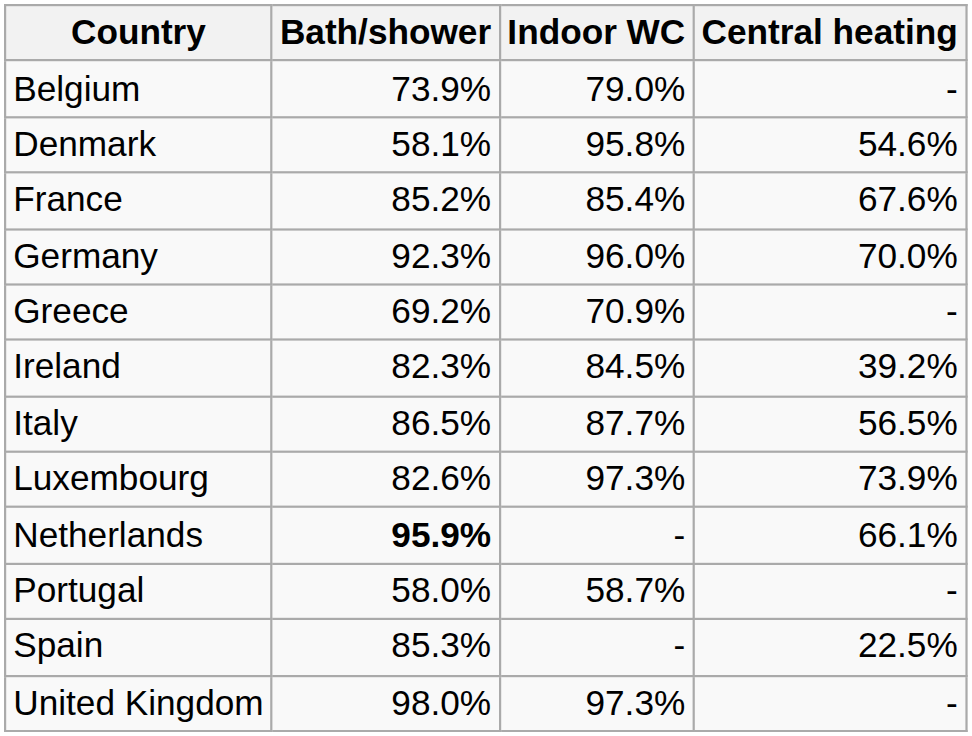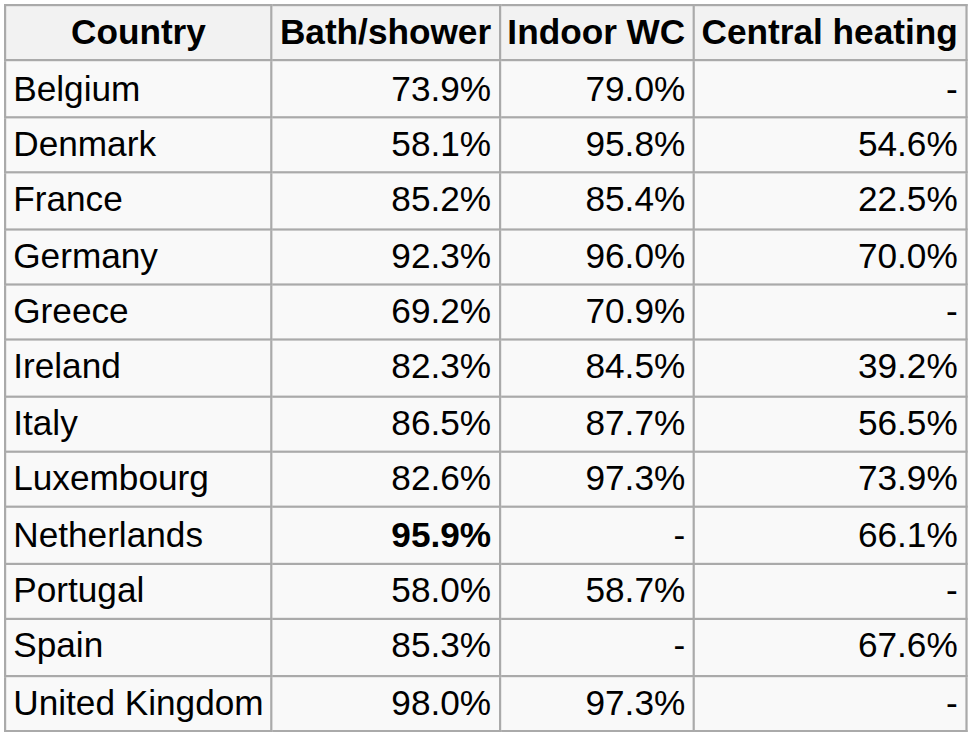(908, 199) 67.6% -> (908, 199) 22.5%
(908, 646) 22.5% -> (908, 646) 67.6%
